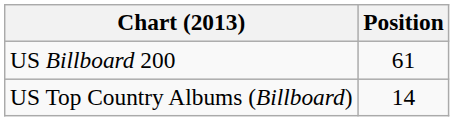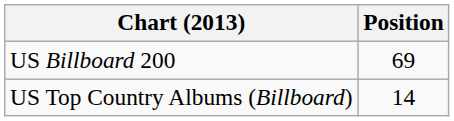(403, 60) 61 -> (403, 60) 69
